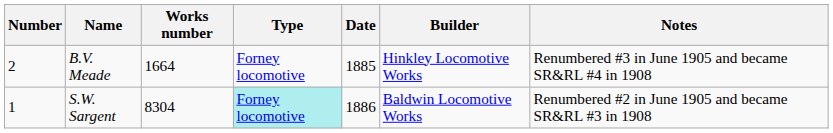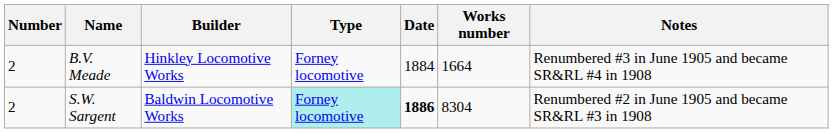columns swapped: (455, 25) <-> (187, 25)
(361, 66) 1885 -> (419, 66) 1884
(12, 107) 1 -> (12, 107) 2
(361, 107) normal -> (419, 107) bold
